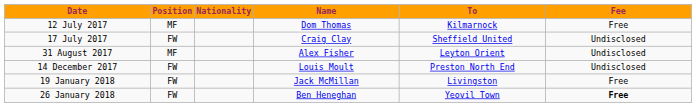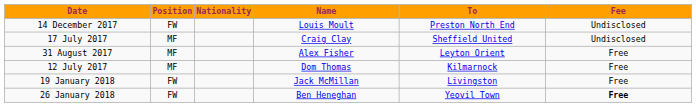rows swapped: (77, 25) <-> (77, 67)
(172, 39) FW -> (172, 39) MF
(618, 53) Undisclosed -> (618, 53) Free
